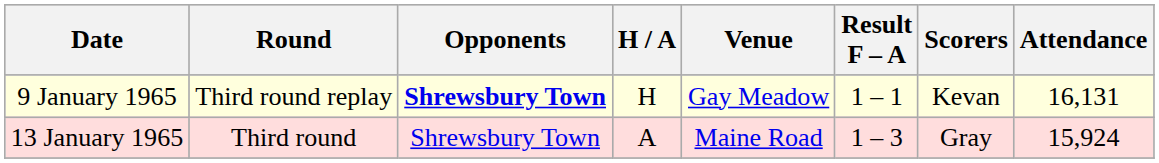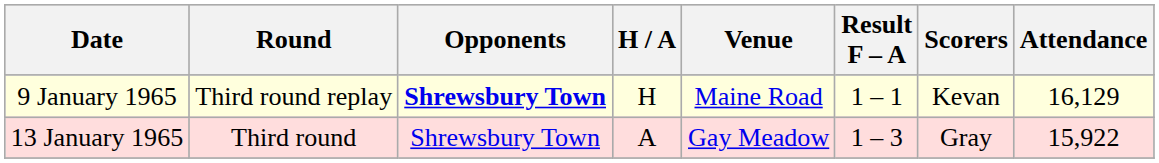(759, 95) Gay Meadow -> (759, 95) Maine Road
(1084, 95) 16,131 -> (1084, 95) 16,129
(759, 137) Maine Road -> (759, 137) Gay Meadow
(1084, 137) 15,924 -> (1084, 137) 15,922
